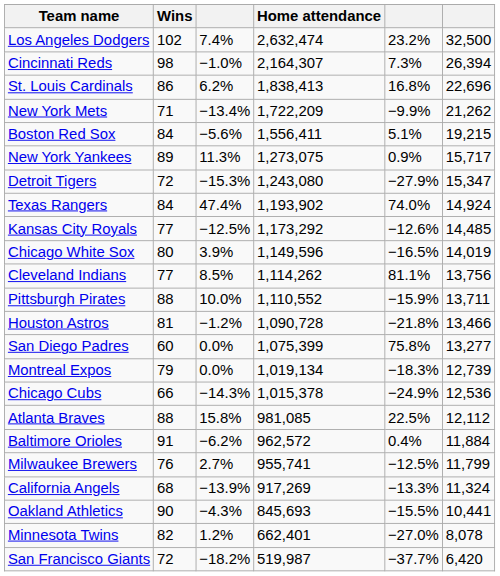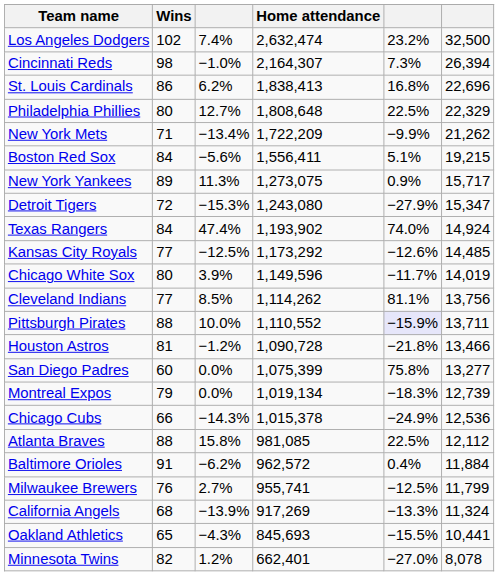+ row: (74, 110)
(413, 252) −16.5% -> (412, 275) −11.7%
(413, 299) no background -> (413, 323) lavender background
(165, 511) 90 -> (164, 535) 65
- row: (79, 559)
